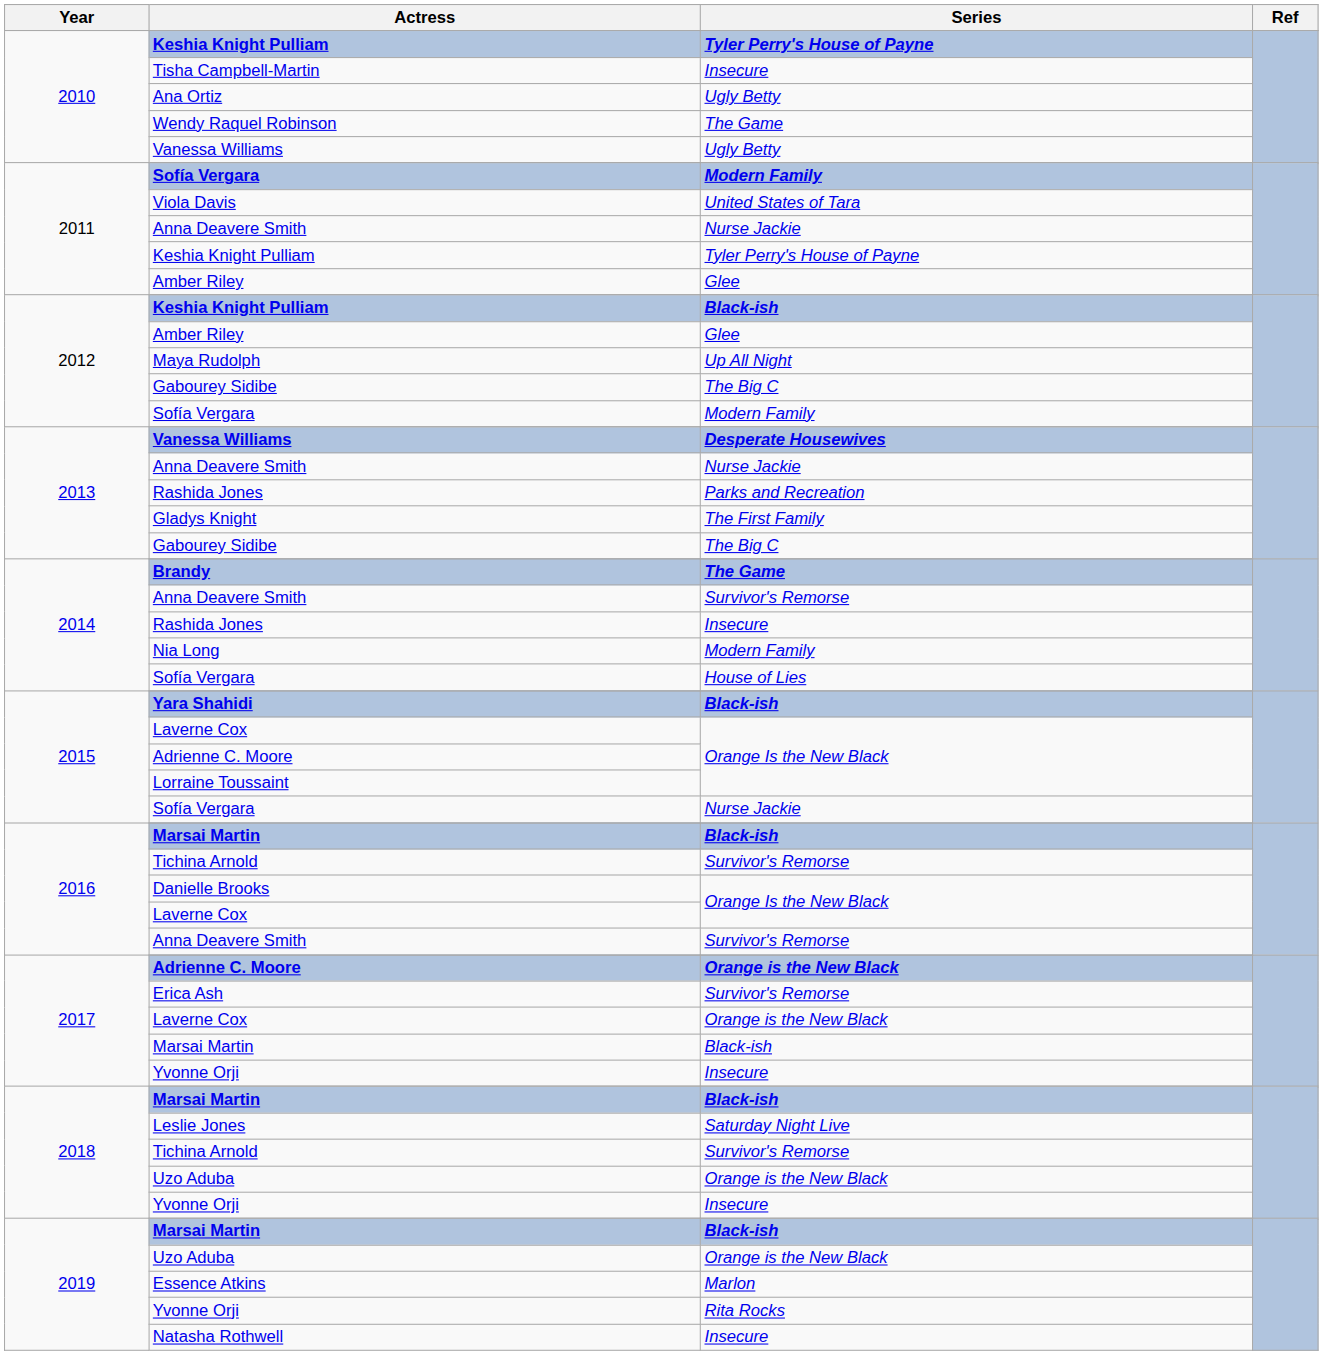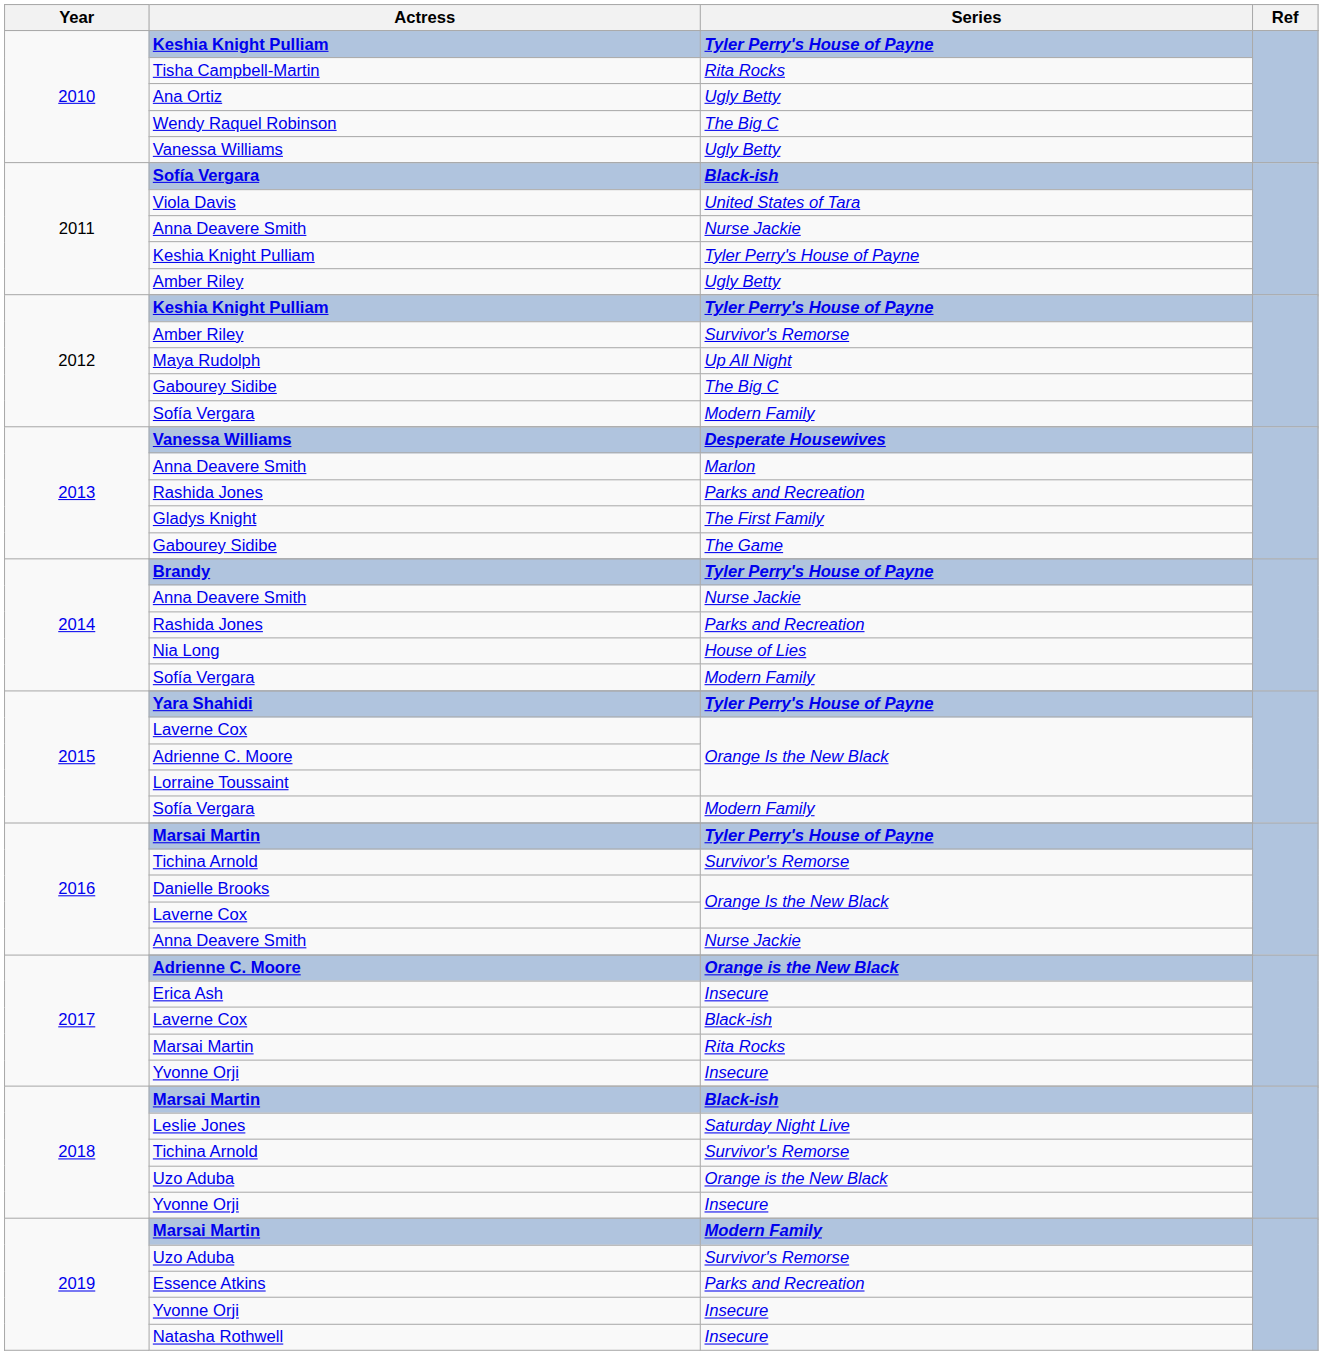(736, 70) Insecure -> (745, 70) Rita Rocks
(744, 123) The Game -> (741, 123) The Big C
(763, 176) Modern Family -> (741, 176) Black-ish
(722, 281) Glee -> (742, 281) Ugly Betty
(741, 307) Black-ish -> (819, 307) Tyler Perry's House of Payne
(722, 334) Glee -> (777, 334) Survivor's Remorse
(753, 466) Nurse Jackie -> (730, 466) Marlon
(741, 545) The Big C -> (744, 545) The Game
(745, 571) The Game -> (819, 571) Tyler Perry's House of Payne
(777, 598) Survivor's Remorse -> (753, 598) Nurse Jackie
(736, 624) Insecure -> (785, 624) Parks and Recreation
(760, 651) Modern Family -> (755, 651) House of Lies
(755, 677) House of Lies -> (760, 677) Modern Family
(741, 703) Black-ish -> (819, 703) Tyler Perry's House of Payne
(753, 809) Nurse Jackie -> (760, 809) Modern Family
(741, 835) Black-ish -> (819, 835) Tyler Perry's House of Payne
(777, 941) Survivor's Remorse -> (753, 941) Nurse Jackie
(777, 994) Survivor's Remorse -> (736, 994) Insecure
(796, 1020) Orange is the New Black -> (738, 1020) Black-ish
(738, 1046) Black-ish -> (745, 1046) Rita Rocks
(741, 1231) Black-ish -> (763, 1231) Modern Family
(796, 1258) Orange is the New Black -> (777, 1258) Survivor's Remorse
(730, 1284) Marlon -> (785, 1284) Parks and Recreation
(745, 1310) Rita Rocks -> (736, 1310) Insecure
